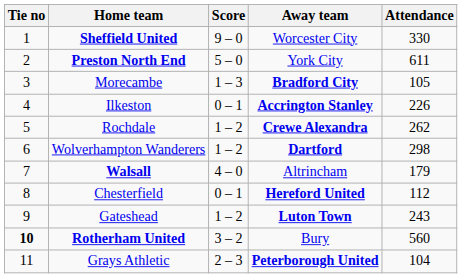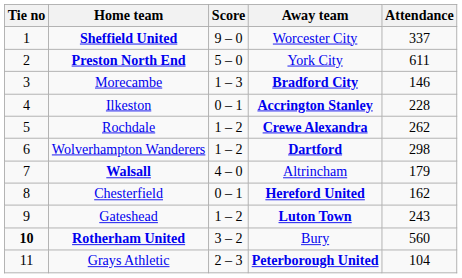(419, 37) 330 -> (419, 37) 337
(419, 82) 105 -> (419, 82) 146
(419, 104) 226 -> (419, 104) 228
(419, 194) 112 -> (419, 194) 162
